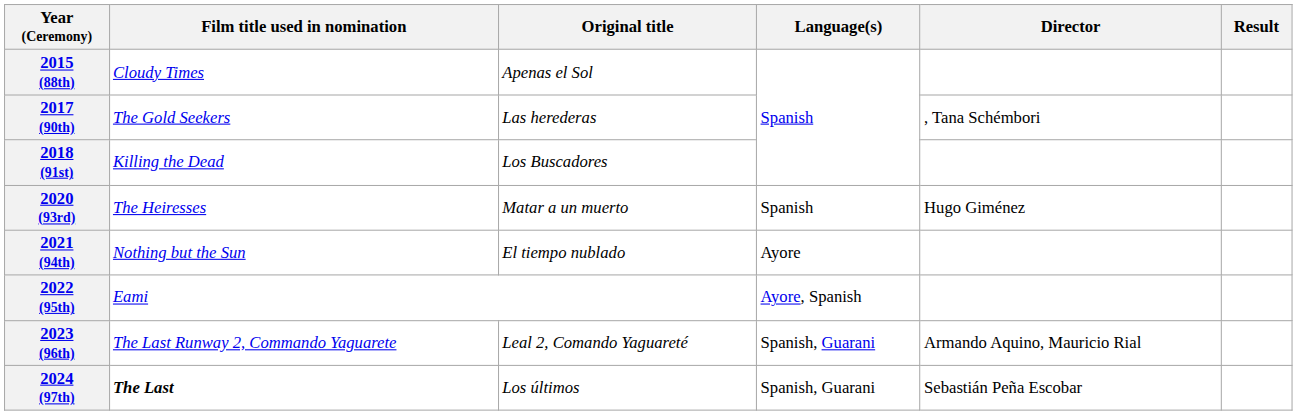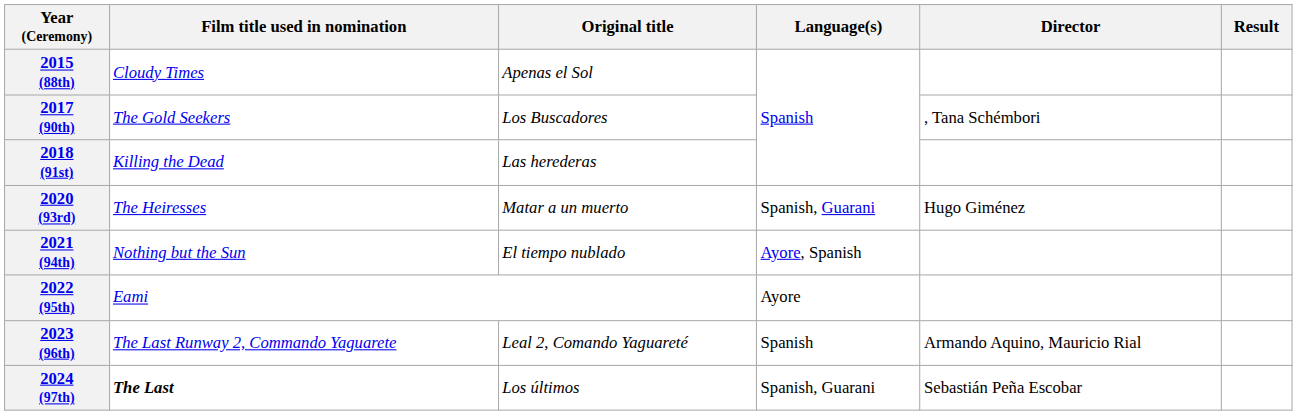(549, 117) Las herederas -> (555, 117) Los Buscadores
(555, 162) Los Buscadores -> (549, 162) Las herederas
(787, 207) Spanish -> (818, 207) Spanish, Guarani
(781, 252) Ayore -> (811, 252) Ayore, Spanish
(811, 297) Ayore, Spanish -> (781, 297) Ayore
(818, 342) Spanish, Guarani -> (787, 342) Spanish
